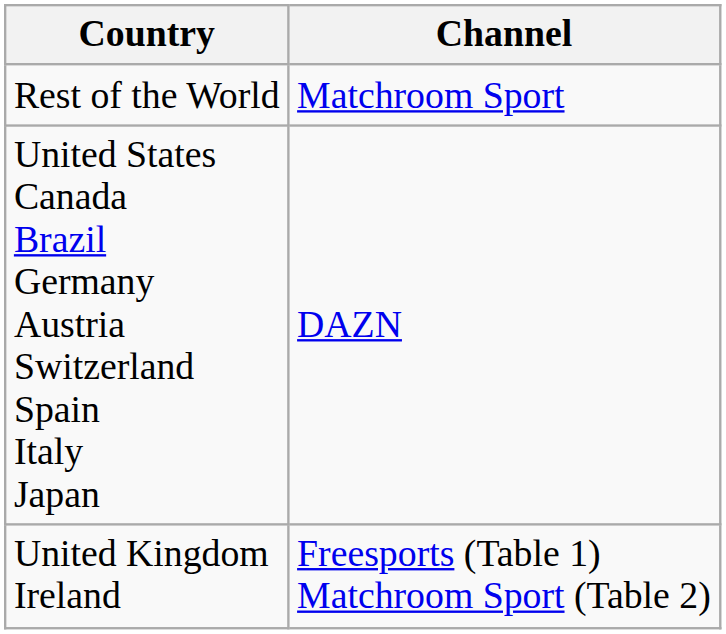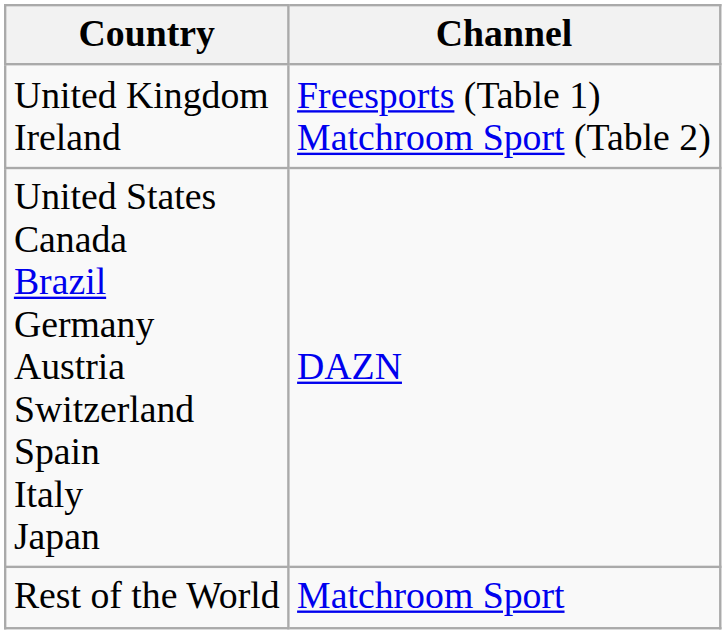rows swapped: (141, 575) <-> (147, 94)
